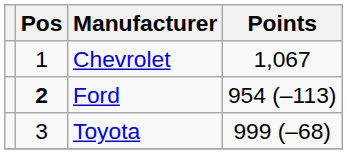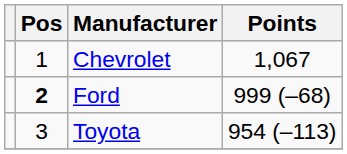(282, 95) 954 (–113) -> (282, 95) 999 (–68)
(282, 131) 999 (–68) -> (282, 131) 954 (–113)
